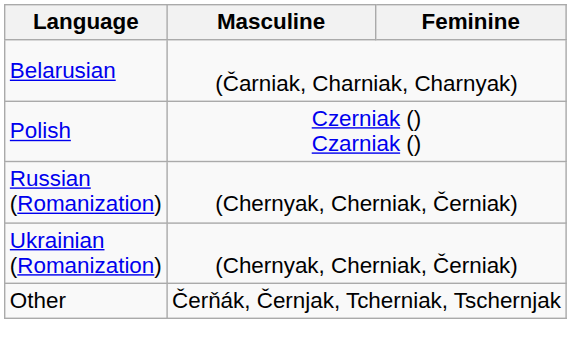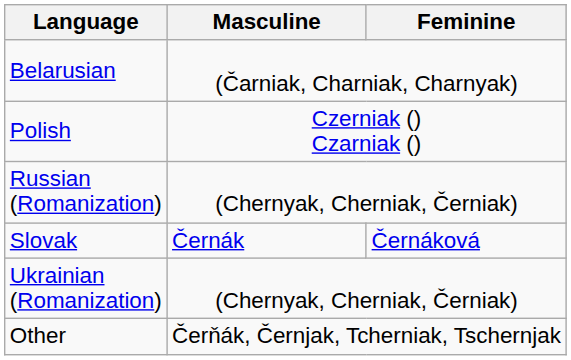+ row: (43, 239)
